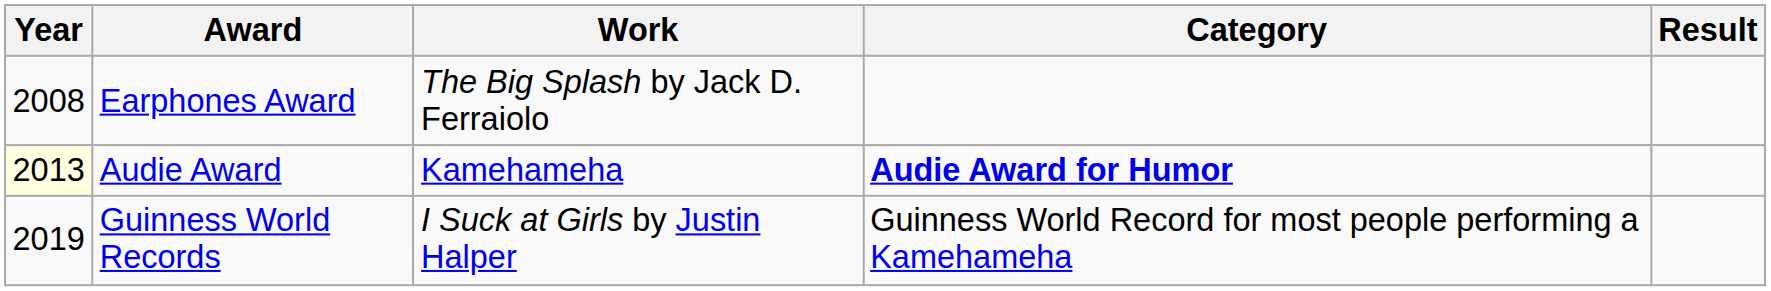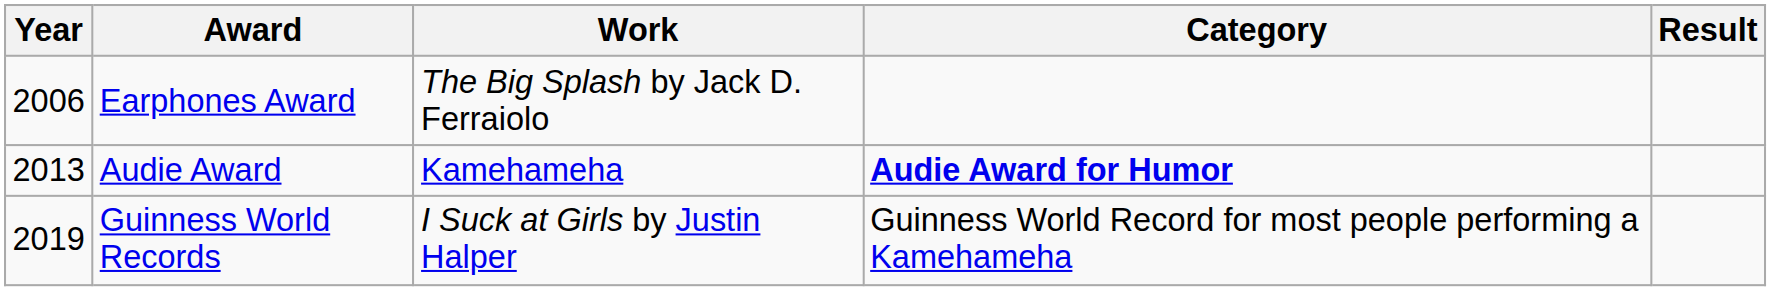(49, 100) 2008 -> (49, 100) 2006
(49, 169) lightyellow background -> (49, 169) no background
